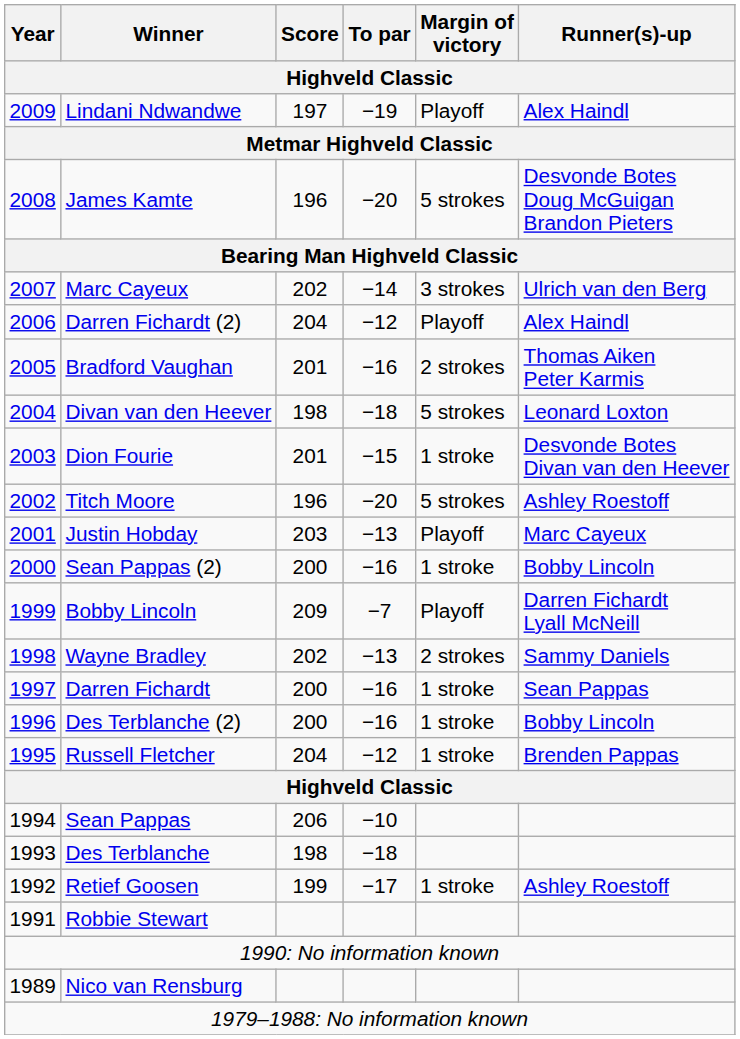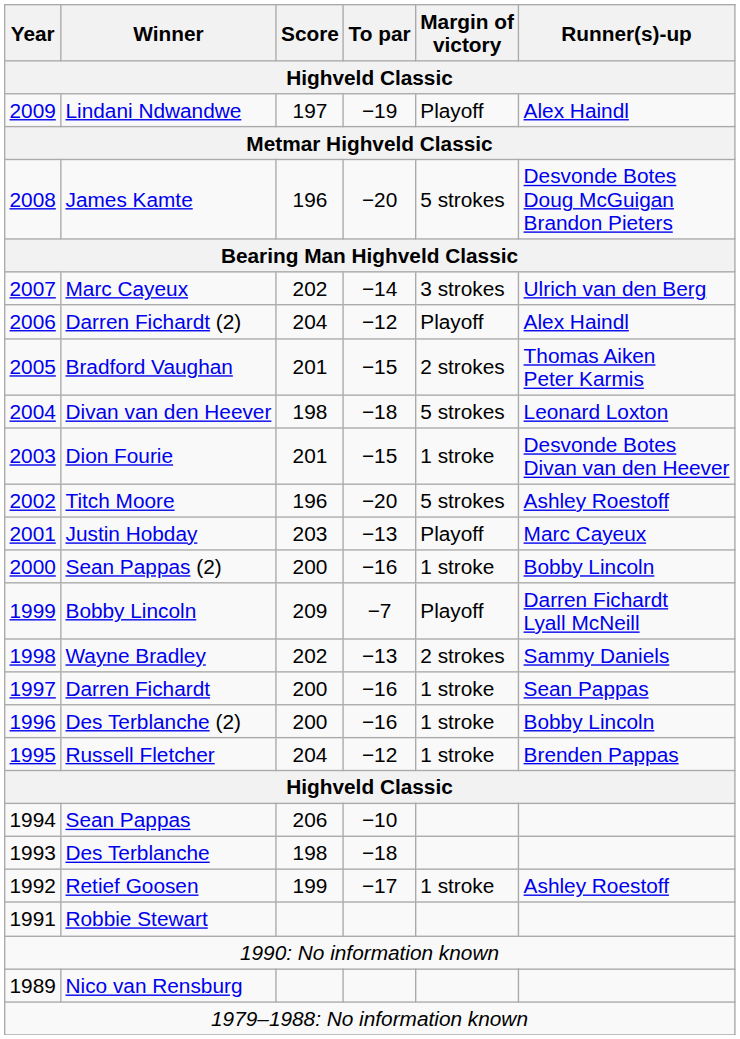(380, 367) −16 -> (380, 367) −15
